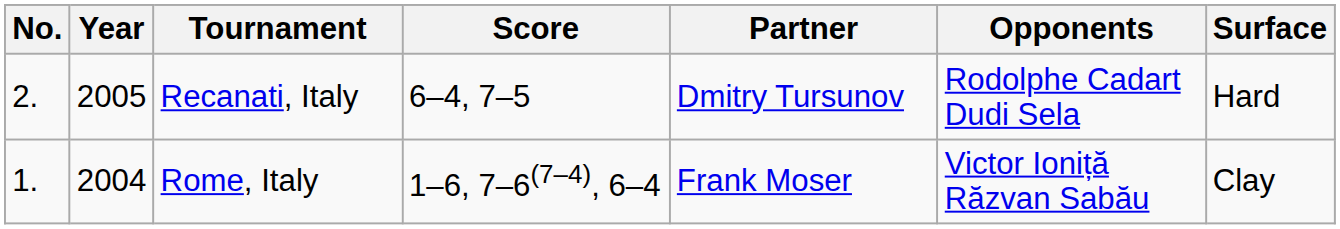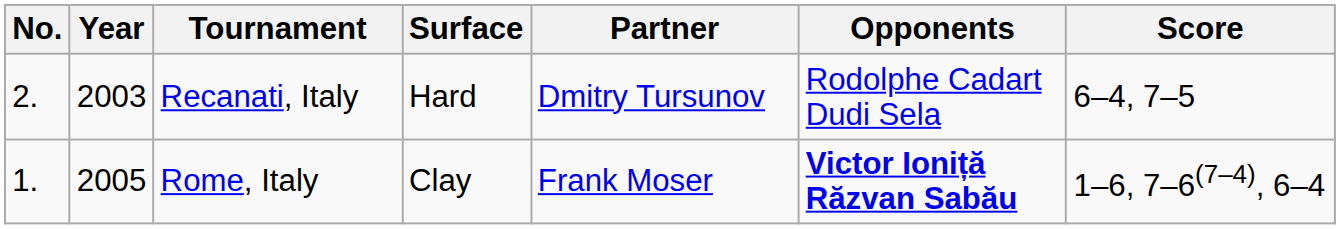columns swapped: (1270, 29) <-> (536, 29)
(112, 96) 2005 -> (112, 96) 2003
(112, 180) 2004 -> (112, 180) 2005
(1047, 180) normal -> (911, 180) bold
